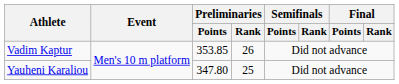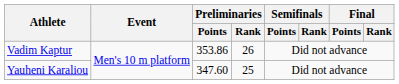(212, 51) 353.85 -> (212, 51) 353.86
(212, 70) 347.80 -> (212, 70) 347.60
